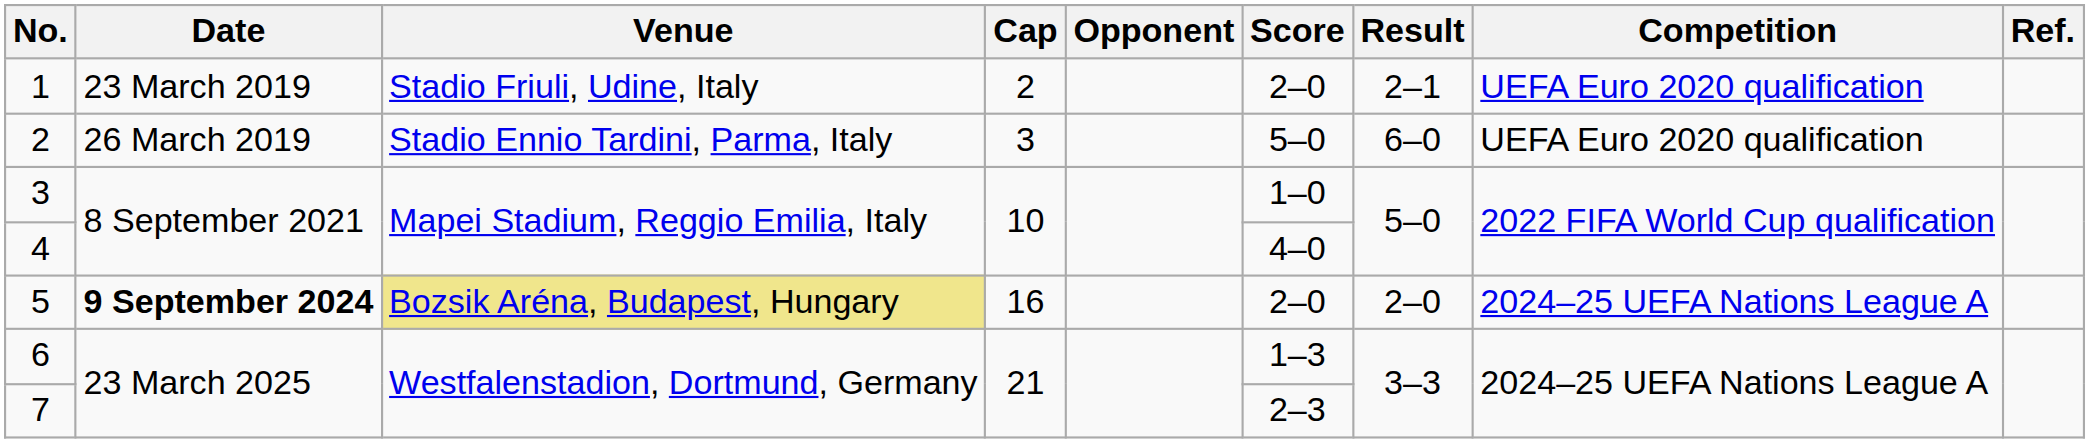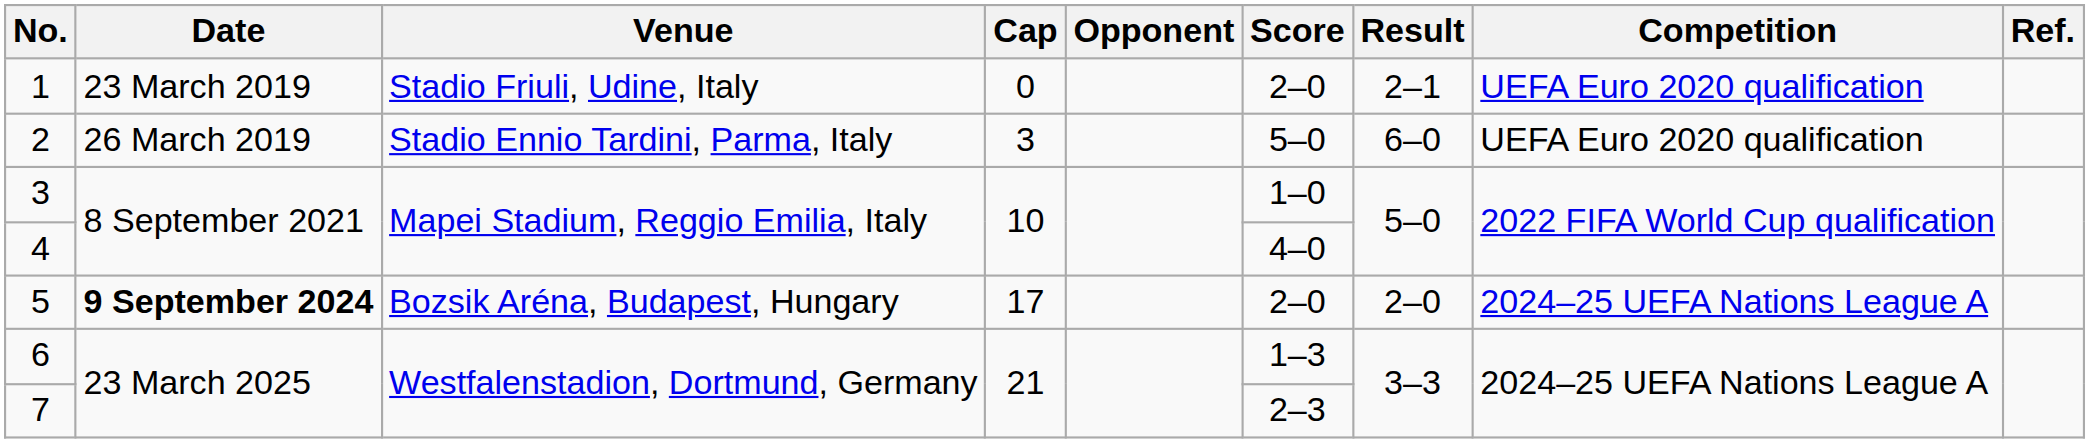(1025, 85) 2 -> (1025, 85) 0
(644, 301) khaki background -> (644, 301) no background
(1025, 301) 16 -> (1025, 301) 17
